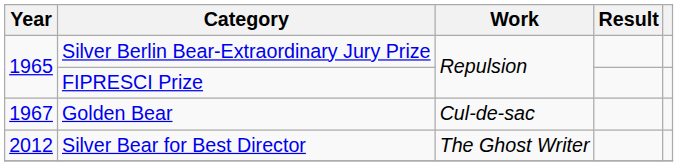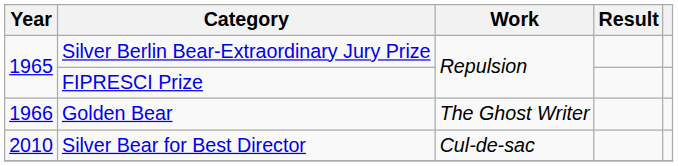(31, 113) 1967 -> (31, 113) 1966
(487, 113) Cul-de-sac -> (515, 113) The Ghost Writer
(31, 144) 2012 -> (31, 144) 2010
(515, 144) The Ghost Writer -> (487, 144) Cul-de-sac
